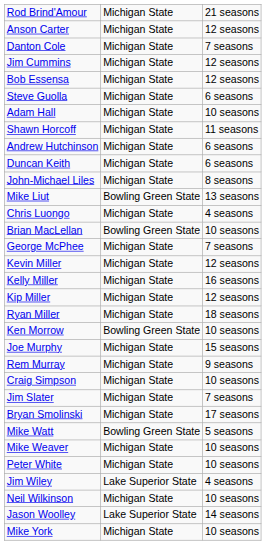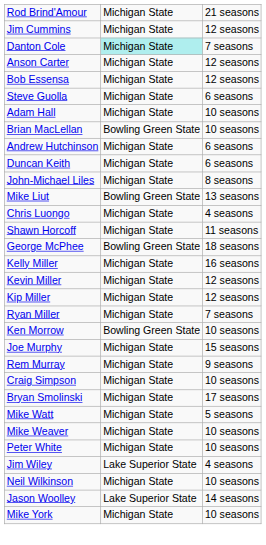rows swapped: (38, 29) <-> (39, 63)
(138, 46) no background -> (138, 46) paleturquoise background
rows swapped: (41, 130) <-> (45, 230)
(138, 247) Michigan State -> (152, 247) Bowling Green State
(229, 247) 7 seasons -> (232, 247) 18 seasons
rows swapped: (32, 280) <-> (34, 264)
(232, 314) 18 seasons -> (229, 314) 7 seasons
- row: (30, 398)
(152, 431) Bowling Green State -> (138, 414) Michigan State
